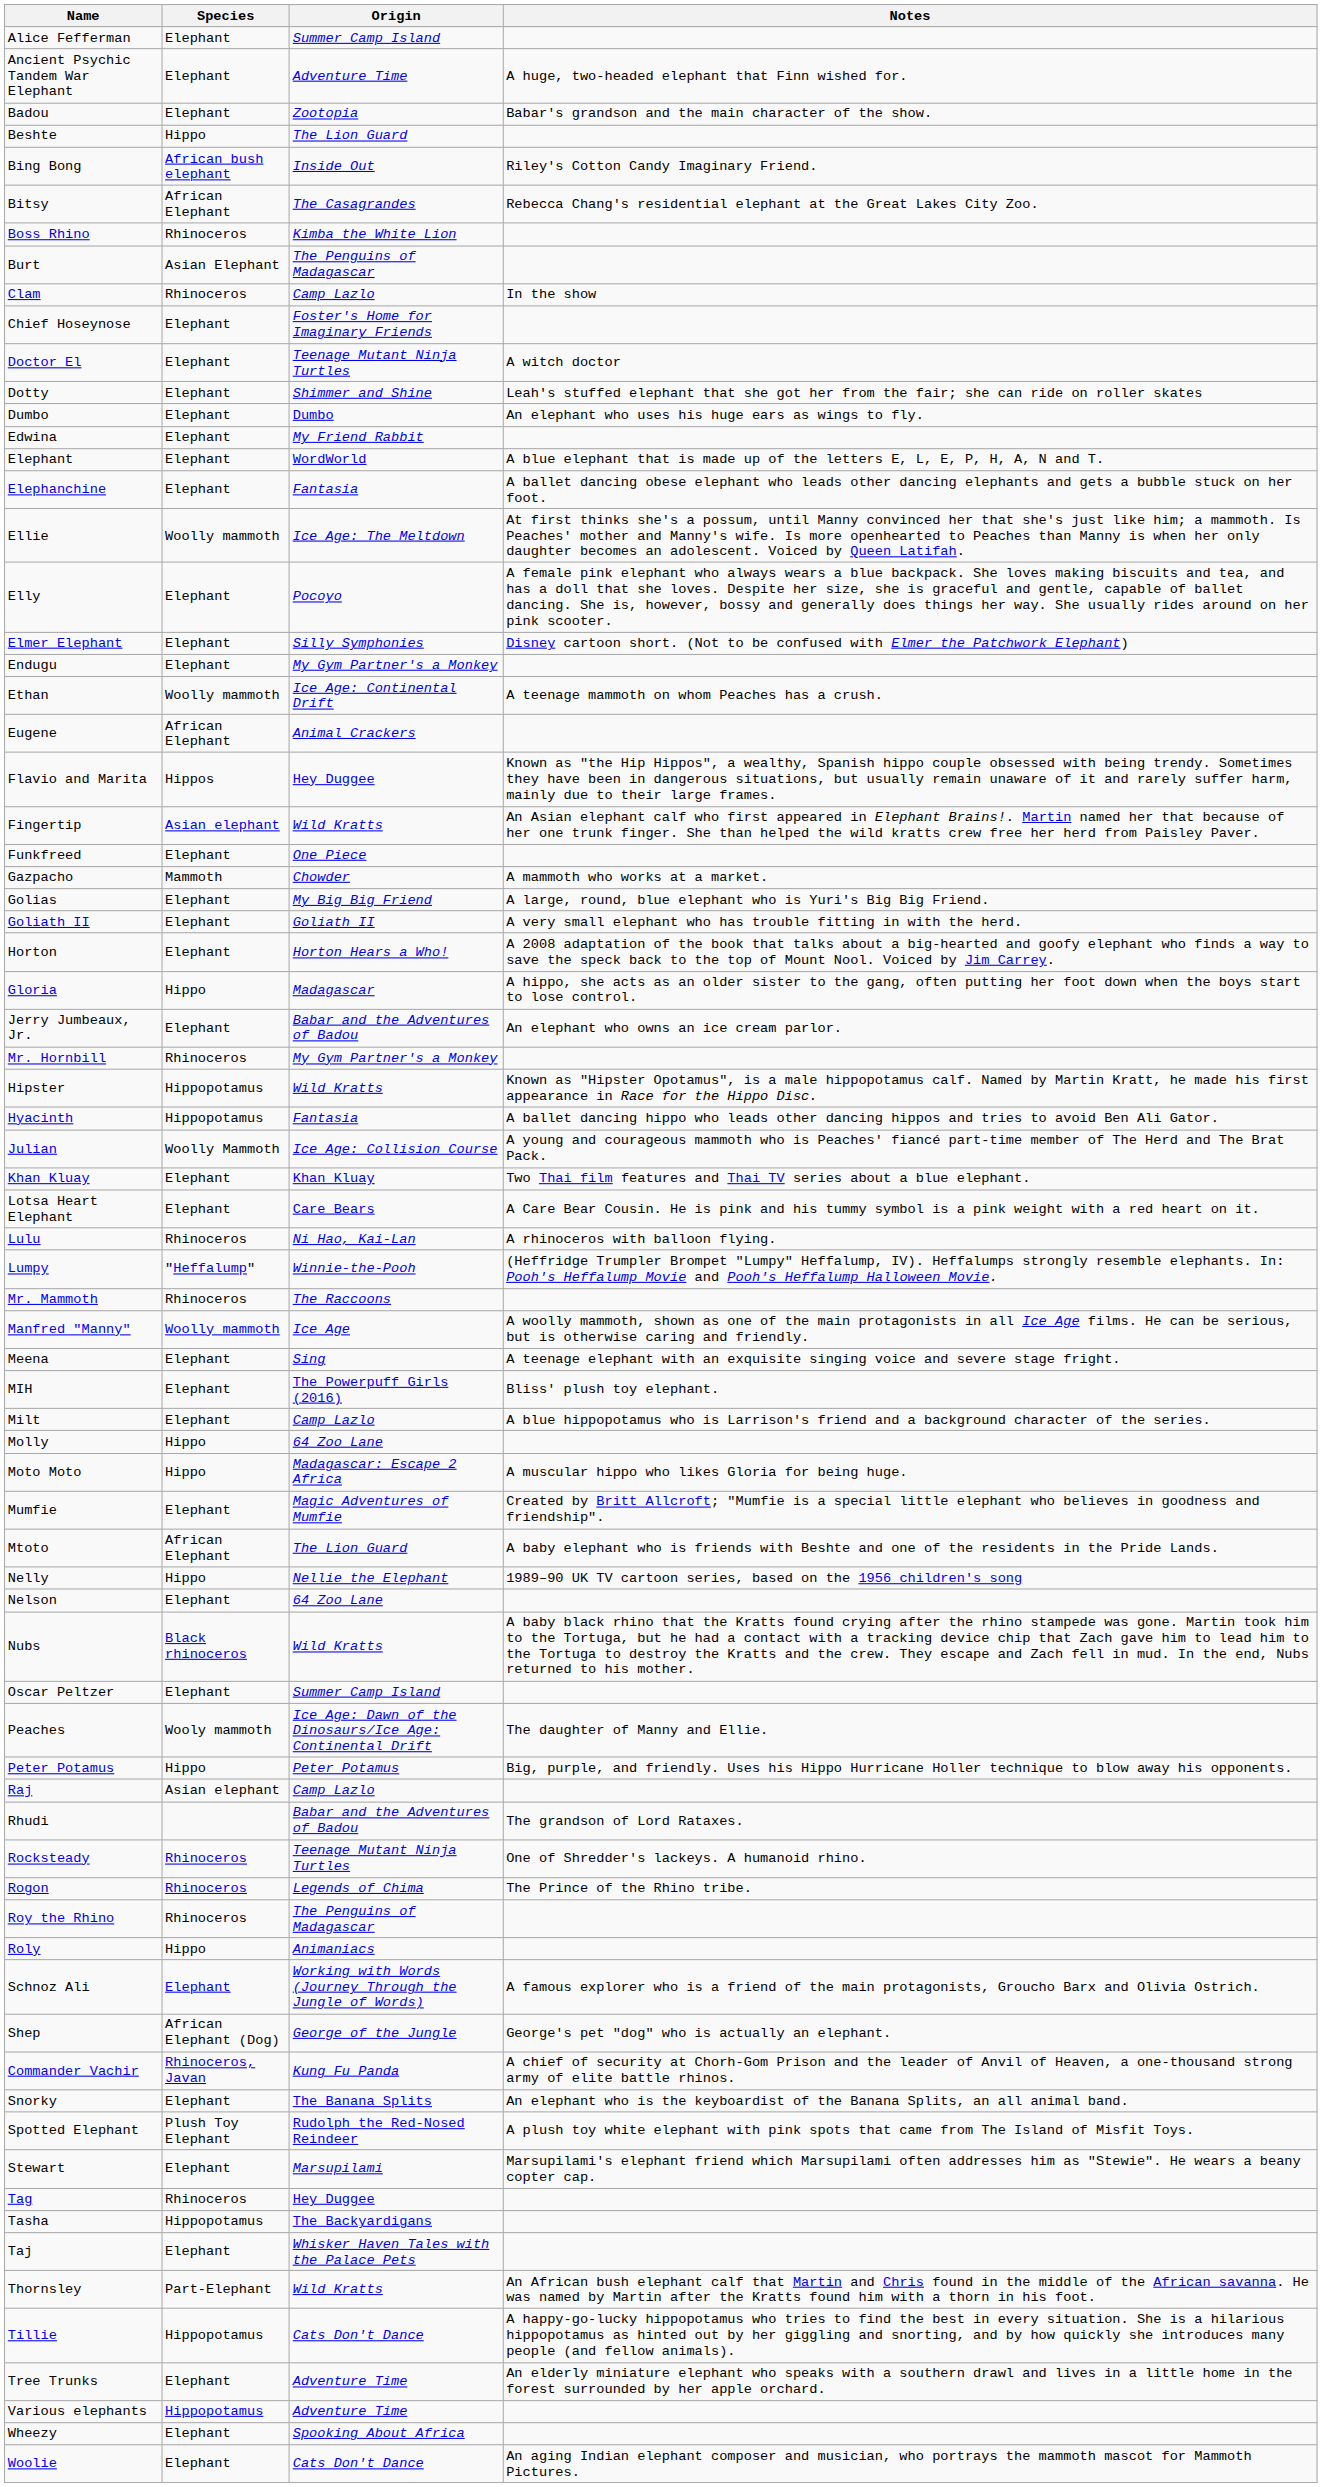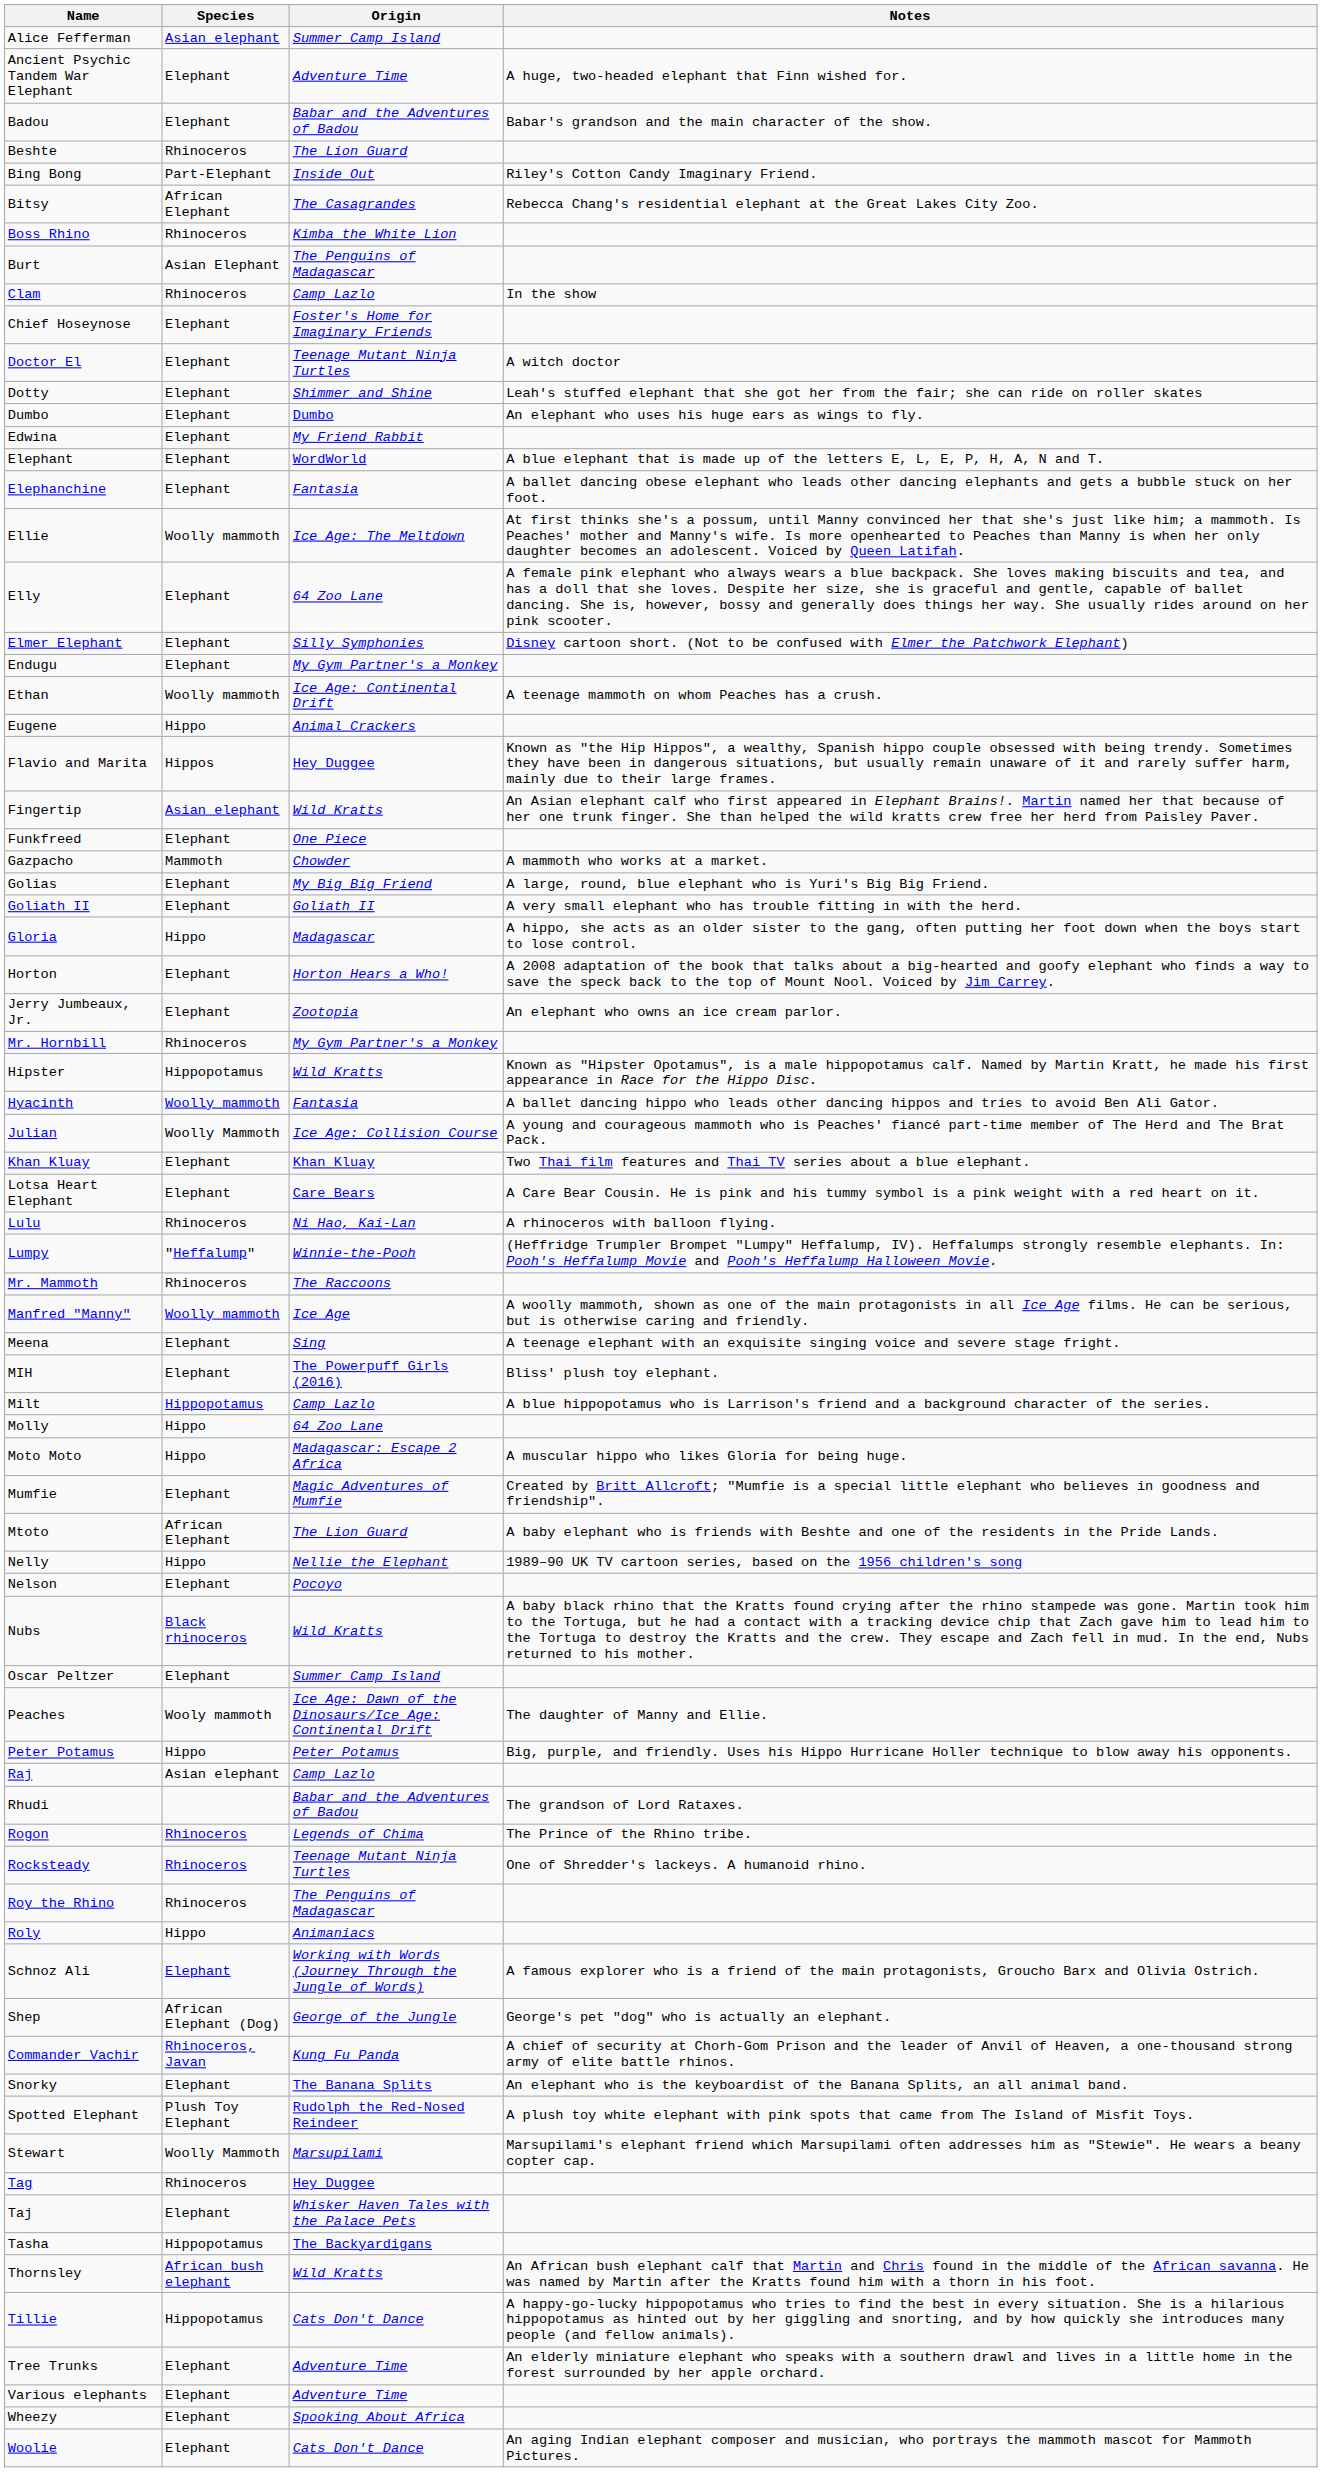(198, 38) Elephant -> (222, 38) Asian elephant
(325, 114) Zootopia -> (391, 122) Babar and the Adventures of Badou
(186, 136) Hippo -> (206, 152) Rhinoceros
(214, 166) African bush elephant -> (218, 174) Part-Elephant
(317, 597) Pocoyo -> (338, 597) 64 Zoo Lane
(198, 733) African Elephant -> (186, 726) Hippo
rows swapped: (32, 990) <-> (32, 952)
(391, 1028) Babar and the Adventures of Badou -> (325, 1012) Zootopia
(214, 1119) Hippopotamus -> (222, 1103) Woolly mammoth
(198, 1420) Elephant -> (214, 1404) Hippopotamus
(338, 1600) 64 Zoo Lane -> (317, 1585) Pocoyo
rows swapped: (49, 1859) <-> (28, 1889)
(198, 2169) Elephant -> (222, 2153) Woolly Mammoth
rows swapped: (20, 2252) <-> (28, 2221)
(218, 2290) Part-Elephant -> (214, 2274) African bush elephant
(214, 2411) Hippopotamus -> (198, 2396) Elephant
